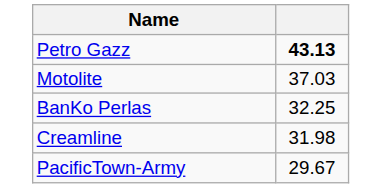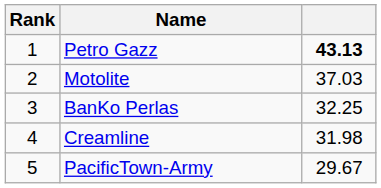+ column: (32, 19)
